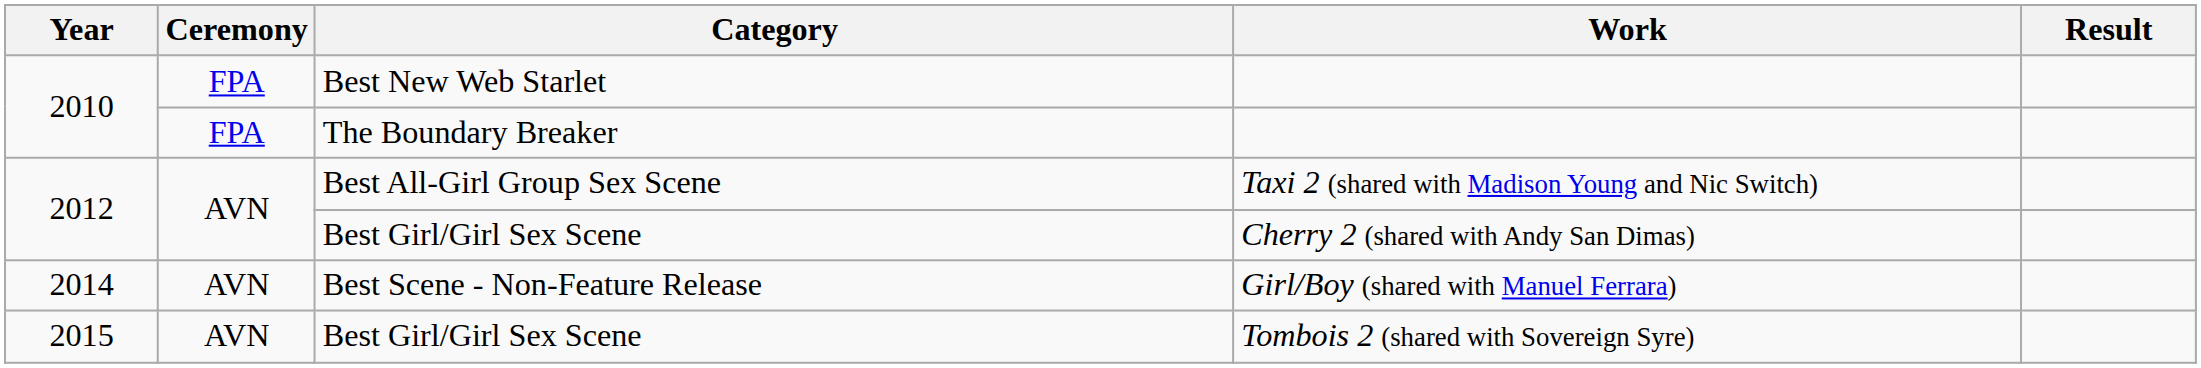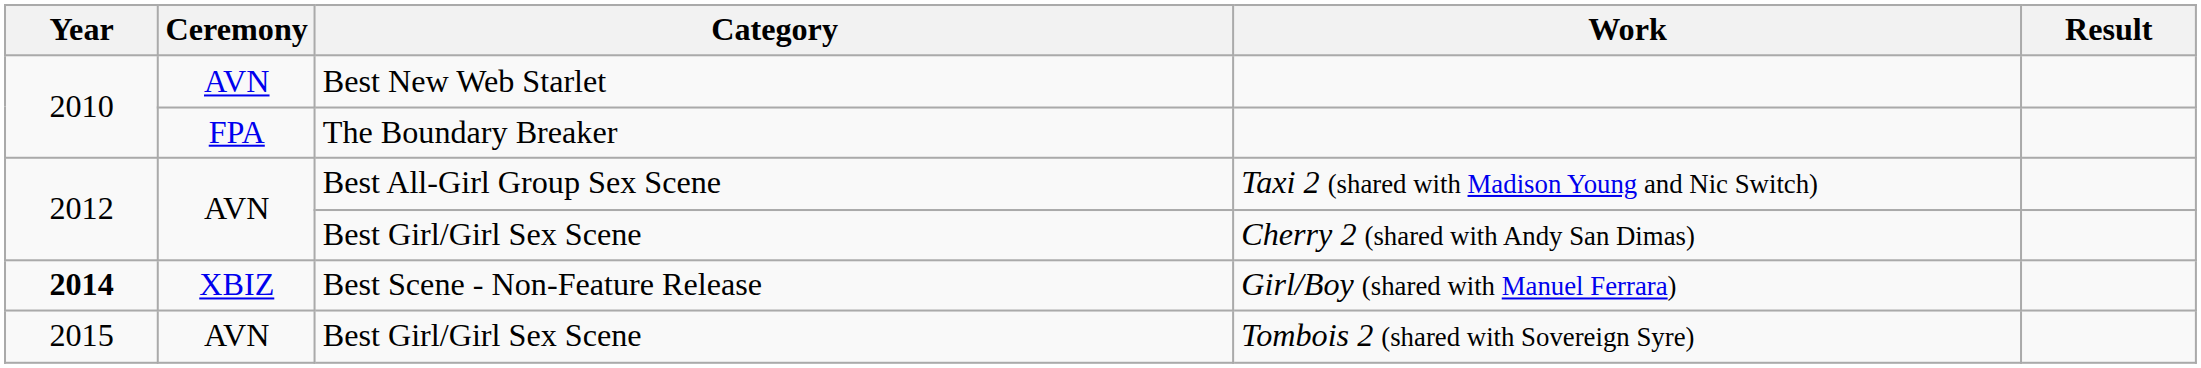(237, 81) FPA -> (237, 81) AVN
(82, 285) normal -> (82, 285) bold
(237, 285) AVN -> (237, 285) XBIZ
